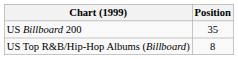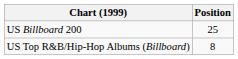(213, 29) 35 -> (213, 29) 25
